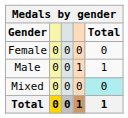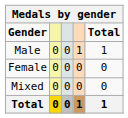rows swapped: (27, 68) <-> (27, 50)
(104, 86) paleturquoise background -> (104, 86) no background
